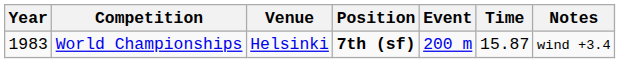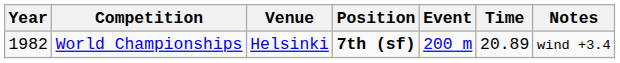(28, 45) 1983 -> (28, 45) 1982
(505, 45) 15.87 -> (505, 45) 20.89
